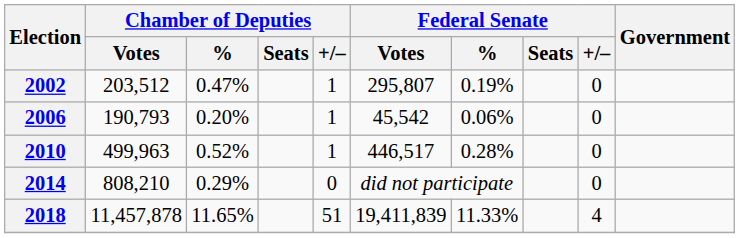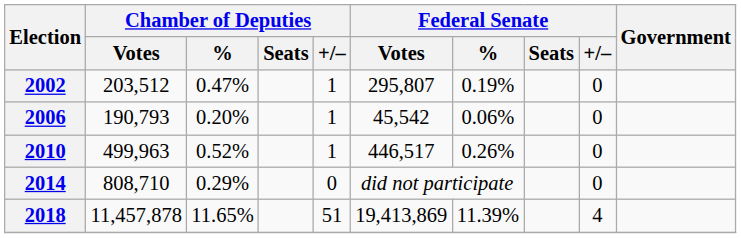(487, 150) 0.28% -> (488, 150) 0.26%
(136, 183) 808,210 -> (136, 183) 808,710
(401, 215) 19,411,839 -> (401, 215) 19,413,869
(487, 215) 11.33% -> (488, 215) 11.39%
